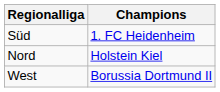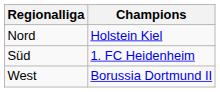rows swapped: (21, 55) <-> (19, 35)
